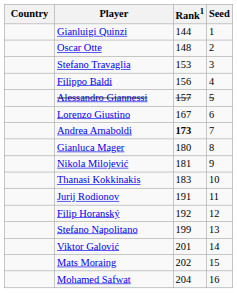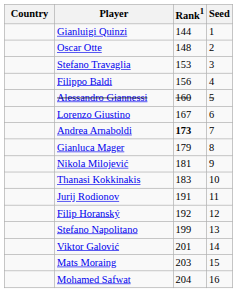(183, 98) 157 -> (183, 98) 160
(183, 147) 180 -> (183, 147) 179
(183, 262) 202 -> (183, 262) 203
